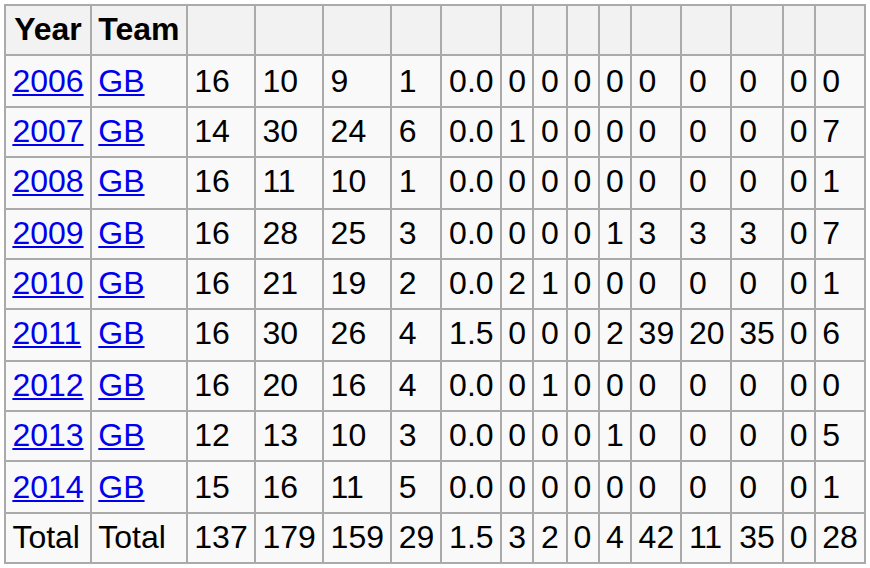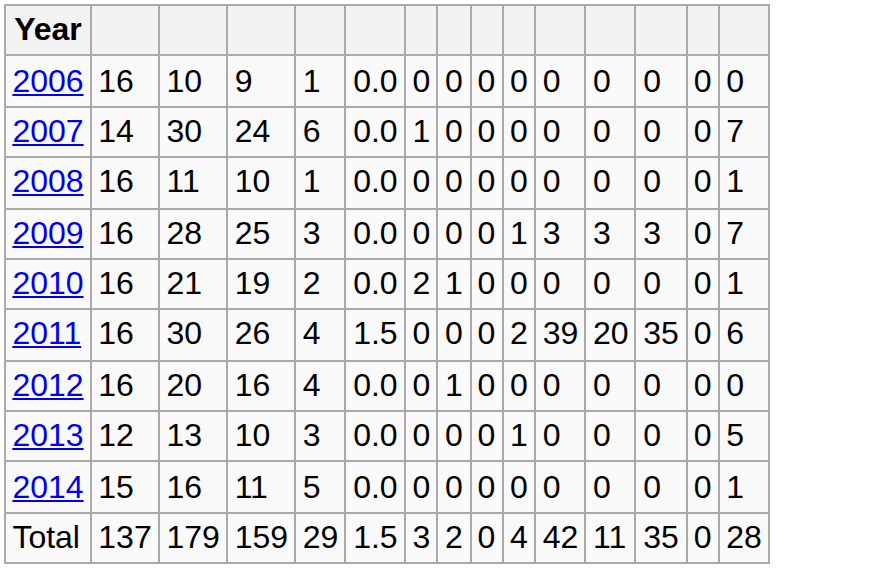- column: (139, 29)
